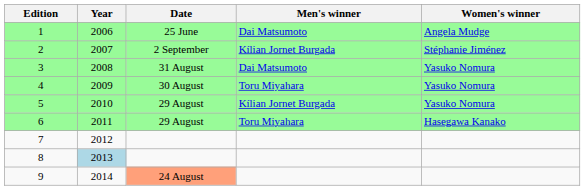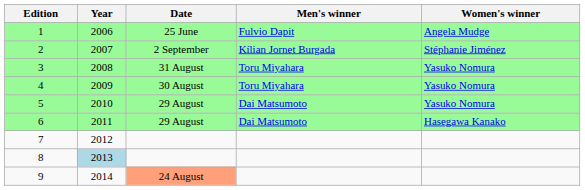(273, 31) Dai Matsumoto -> (266, 31) Fulvio Dapit
(273, 68) Dai Matsumoto -> (271, 68) Toru Miyahara
(287, 104) Kílian Jornet Burgada -> (273, 104) Dai Matsumoto
(271, 122) Toru Miyahara -> (273, 122) Dai Matsumoto
